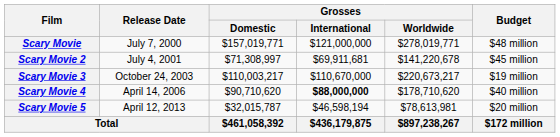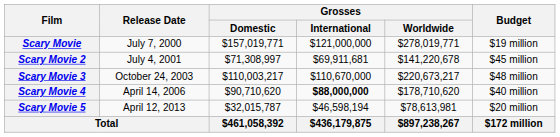(514, 44) $48 million -> (514, 44) $19 million
(514, 76) $19 million -> (514, 76) $48 million
